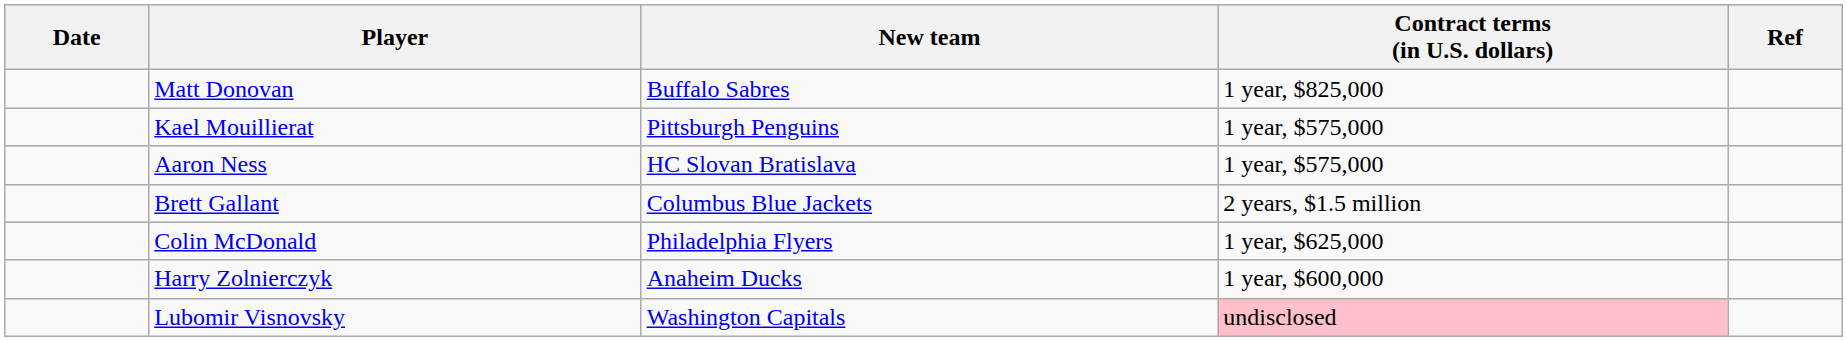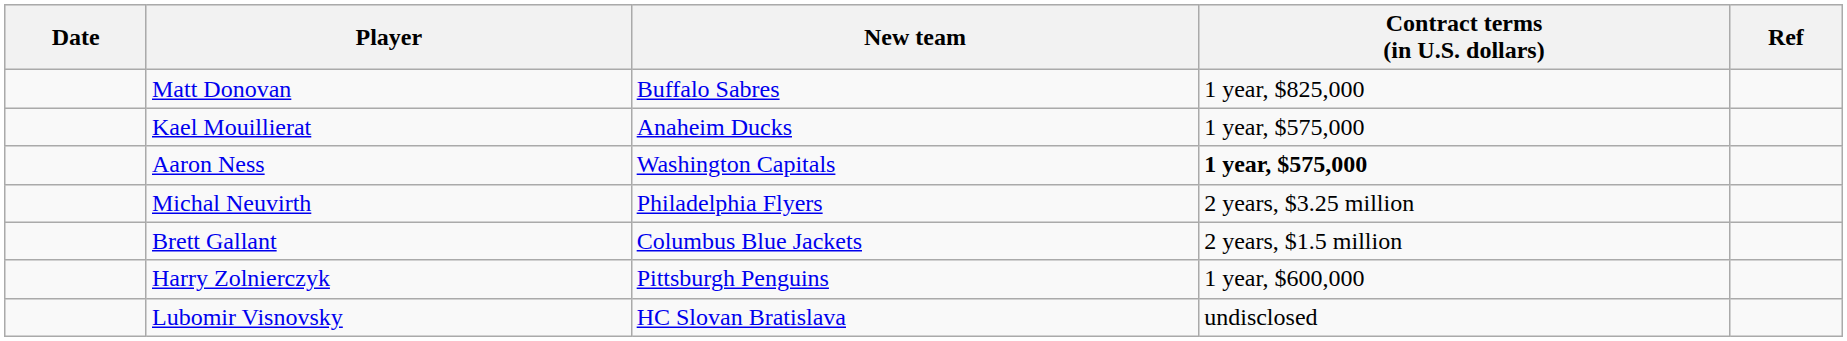(743, 126) Pittsburgh Penguins -> (714, 126) Anaheim Ducks
(751, 164) HC Slovan Bratislava -> (736, 164) Washington Capitals
(1303, 164) normal -> (1286, 164) bold
+ row: (232, 202)
- row: (235, 240)
(724, 278) Anaheim Ducks -> (733, 278) Pittsburgh Penguins
(746, 316) Washington Capitals -> (741, 316) HC Slovan Bratislava
(1280, 316) pink background -> (1261, 316) no background
